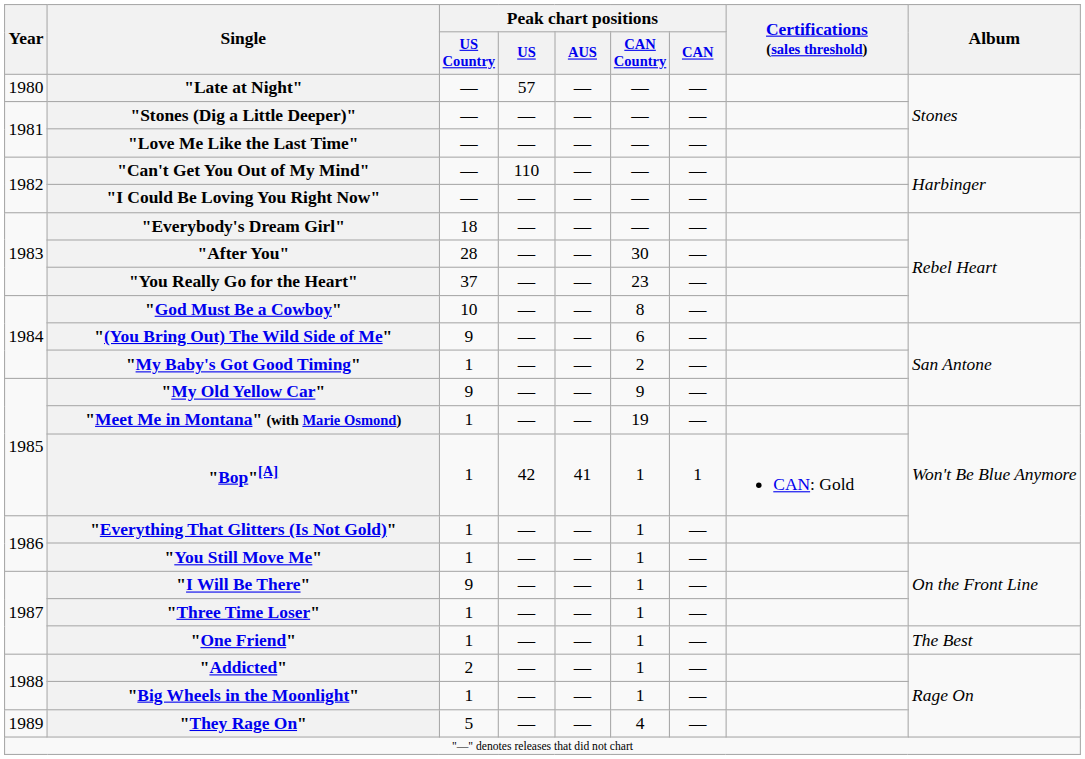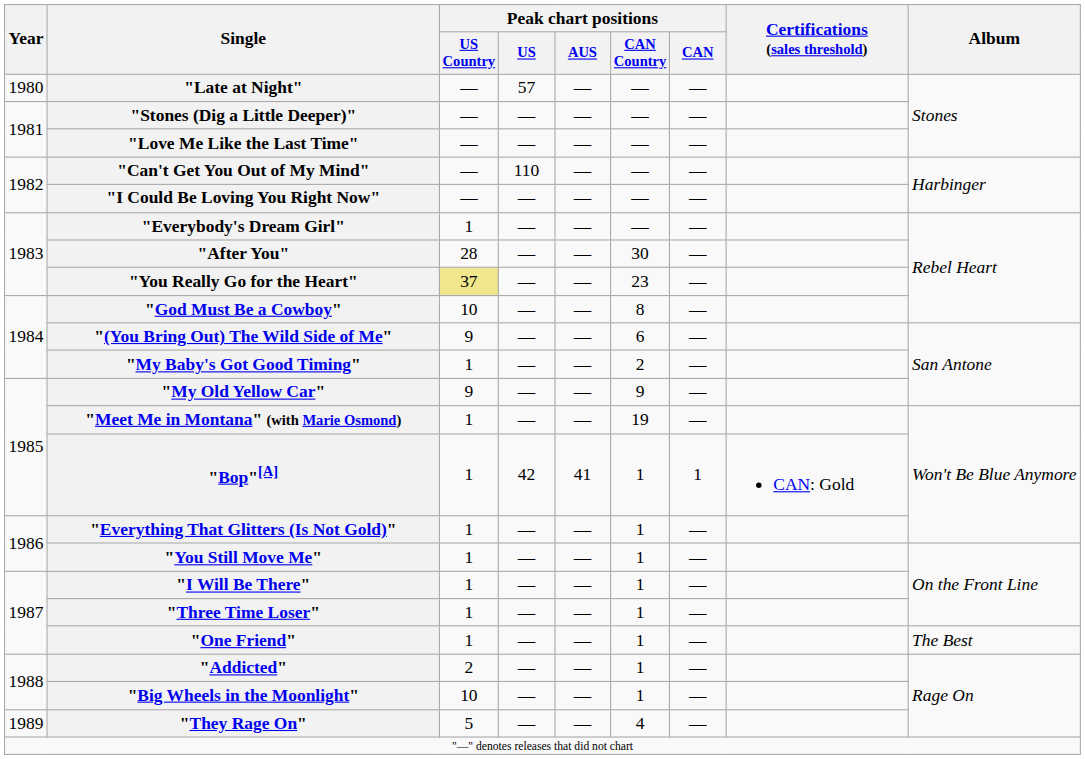(469, 226) 18 -> (469, 226) 1
(469, 281) no background -> (469, 281) khaki background
(469, 584) 9 -> (469, 584) 1
(469, 695) 1 -> (469, 695) 10
